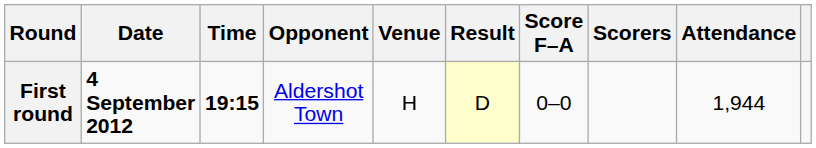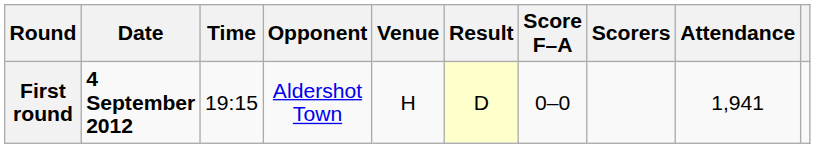(232, 102) bold -> (231, 102) normal
(739, 102) 1,944 -> (738, 102) 1,941
